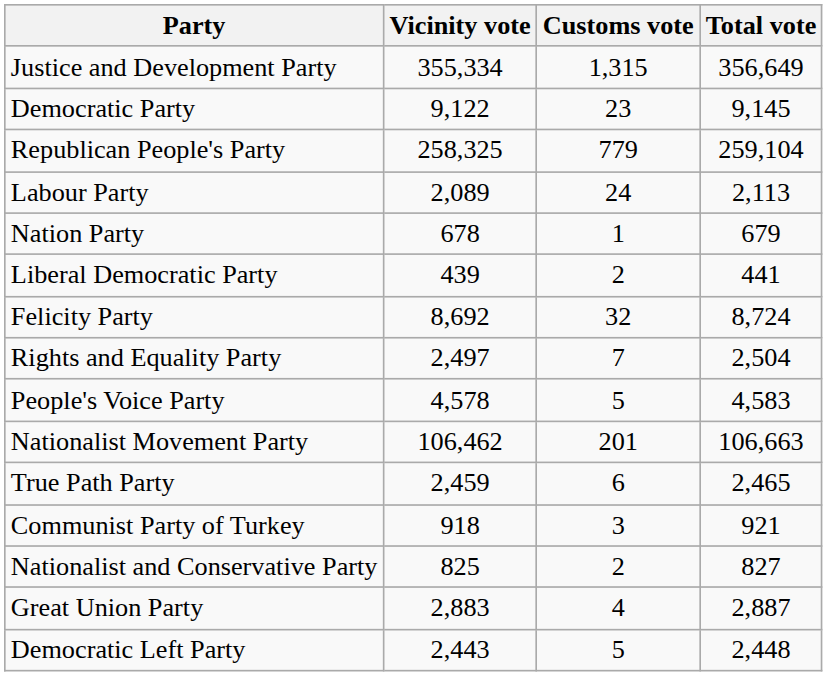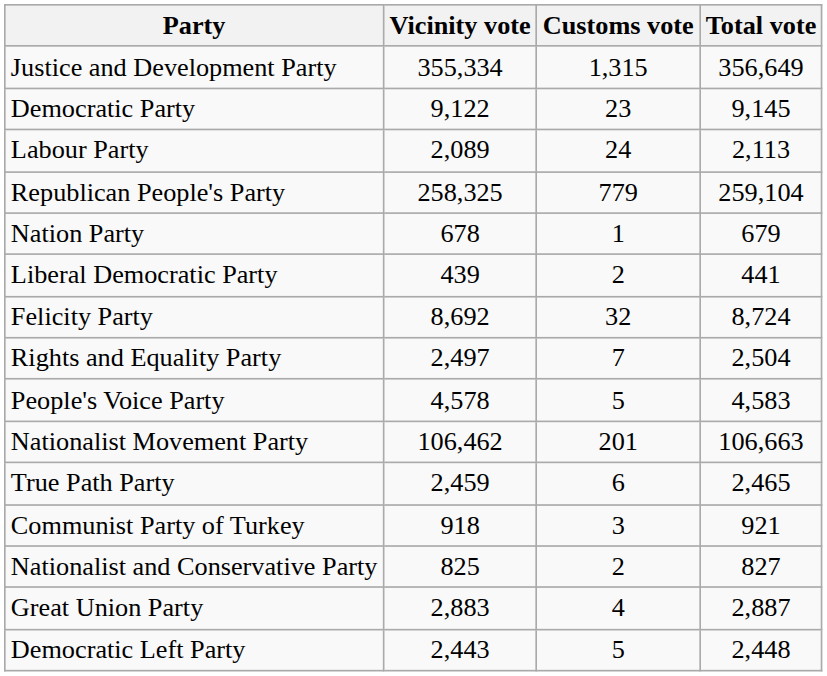rows swapped: (148, 150) <-> (80, 191)
